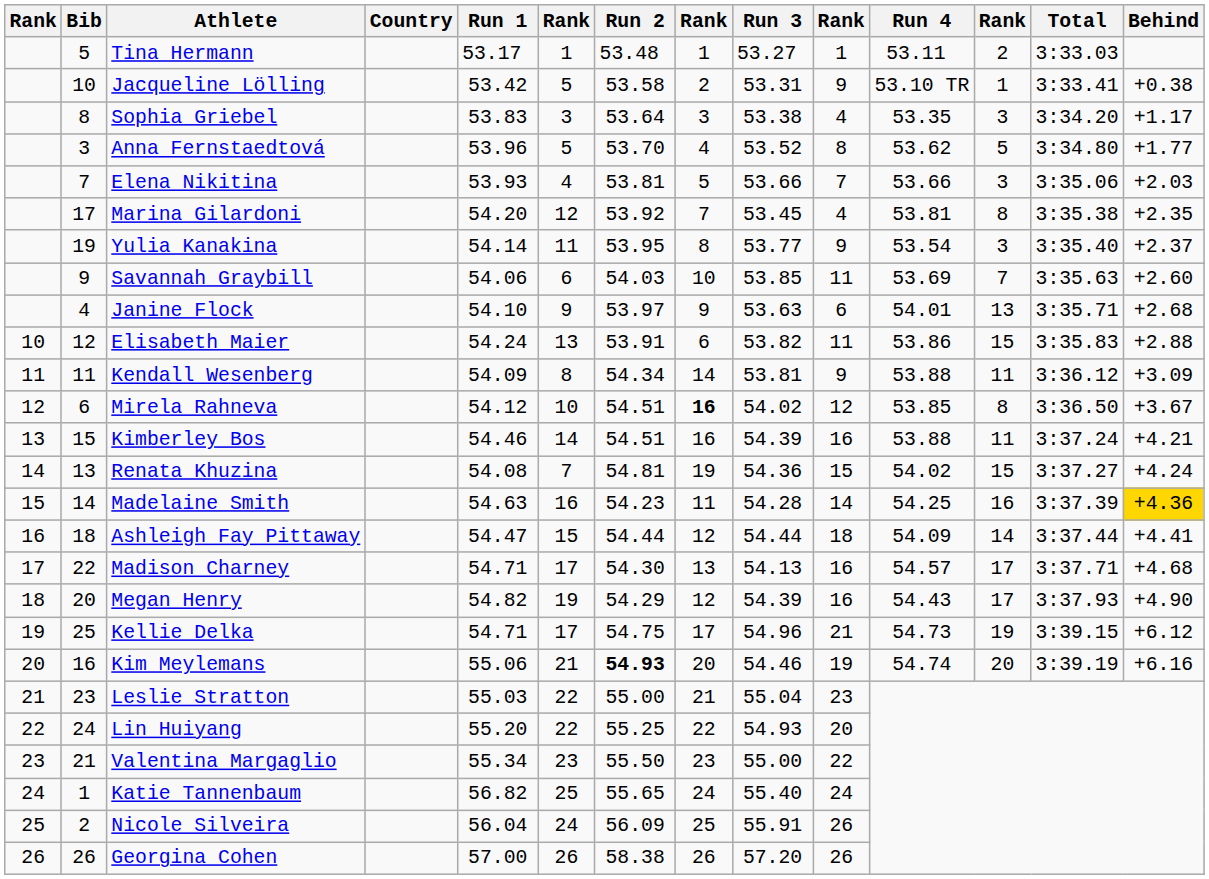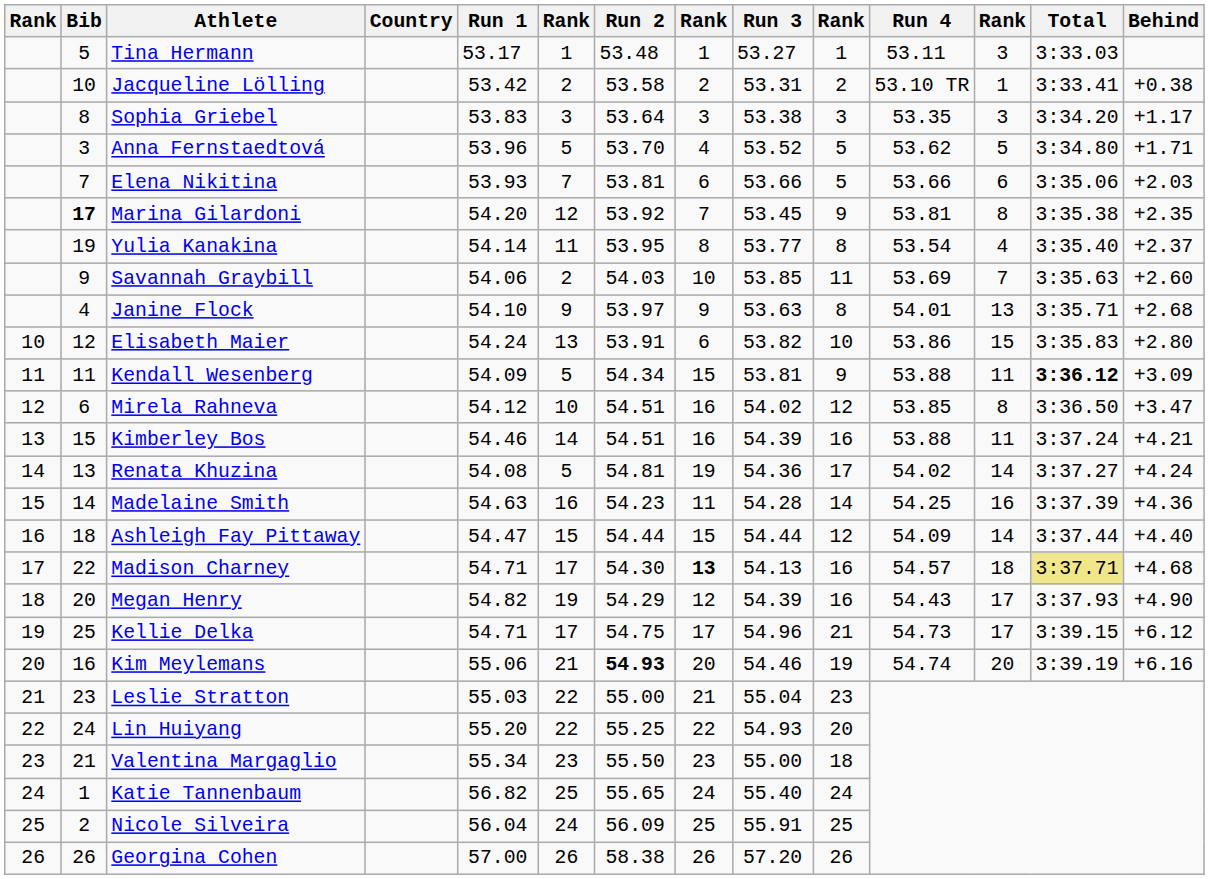(1002, 53) 2 -> (1002, 53) 3
(566, 85) 5 -> (566, 85) 2
(841, 85) 9 -> (841, 85) 2
(841, 117) 4 -> (841, 117) 3
(841, 150) 8 -> (841, 150) 5
(1164, 150) +1.77 -> (1164, 150) +1.71
(566, 182) 4 -> (566, 182) 7
(704, 182) 5 -> (704, 182) 6
(841, 182) 7 -> (841, 182) 5
(1002, 182) 3 -> (1002, 182) 6
(84, 214) normal -> (84, 214) bold
(841, 214) 4 -> (841, 214) 9
(841, 246) 9 -> (841, 246) 8
(1002, 246) 3 -> (1002, 246) 4
(566, 279) 6 -> (566, 279) 2
(841, 311) 6 -> (841, 311) 8
(841, 343) 11 -> (841, 343) 10
(1164, 343) +2.88 -> (1164, 343) +2.80
(566, 375) 8 -> (566, 375) 5
(704, 375) 14 -> (704, 375) 15
(1077, 375) normal -> (1077, 375) bold
(704, 407) bold -> (704, 407) normal
(1164, 407) +3.67 -> (1164, 407) +3.47
(566, 472) 7 -> (566, 472) 5
(841, 472) 15 -> (841, 472) 17
(1002, 472) 15 -> (1002, 472) 14
(1164, 504) gold background -> (1164, 504) no background
(704, 536) 12 -> (704, 536) 15
(841, 536) 18 -> (841, 536) 12
(1164, 536) +4.41 -> (1164, 536) +4.40
(704, 568) normal -> (704, 568) bold
(1002, 568) 17 -> (1002, 568) 18
(1077, 568) no background -> (1077, 568) khaki background
(1002, 633) 19 -> (1002, 633) 17
(841, 762) 22 -> (841, 762) 18
(841, 826) 26 -> (841, 826) 25
